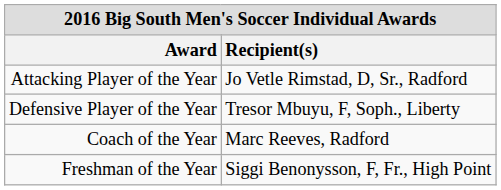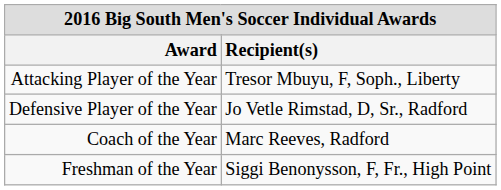(346, 79) Jo Vetle Rimstad, D, Sr., Radford -> (343, 79) Tresor Mbuyu, F, Soph., Liberty
(343, 109) Tresor Mbuyu, F, Soph., Liberty -> (346, 109) Jo Vetle Rimstad, D, Sr., Radford
